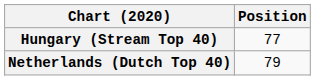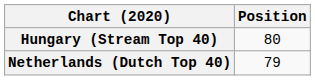(272, 40) 77 -> (272, 40) 80
